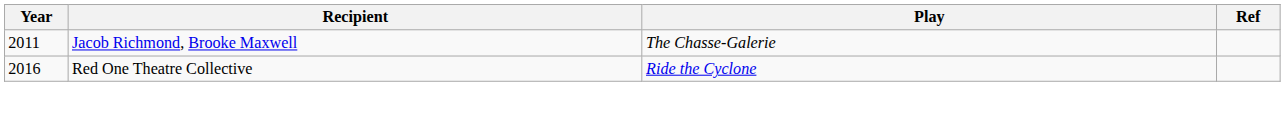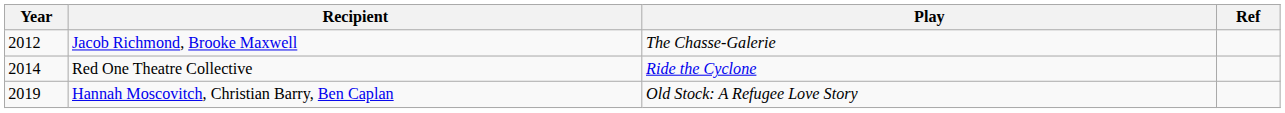(24, 42) 2011 -> (24, 42) 2012
(24, 68) 2016 -> (24, 68) 2014
+ row: (233, 94)
